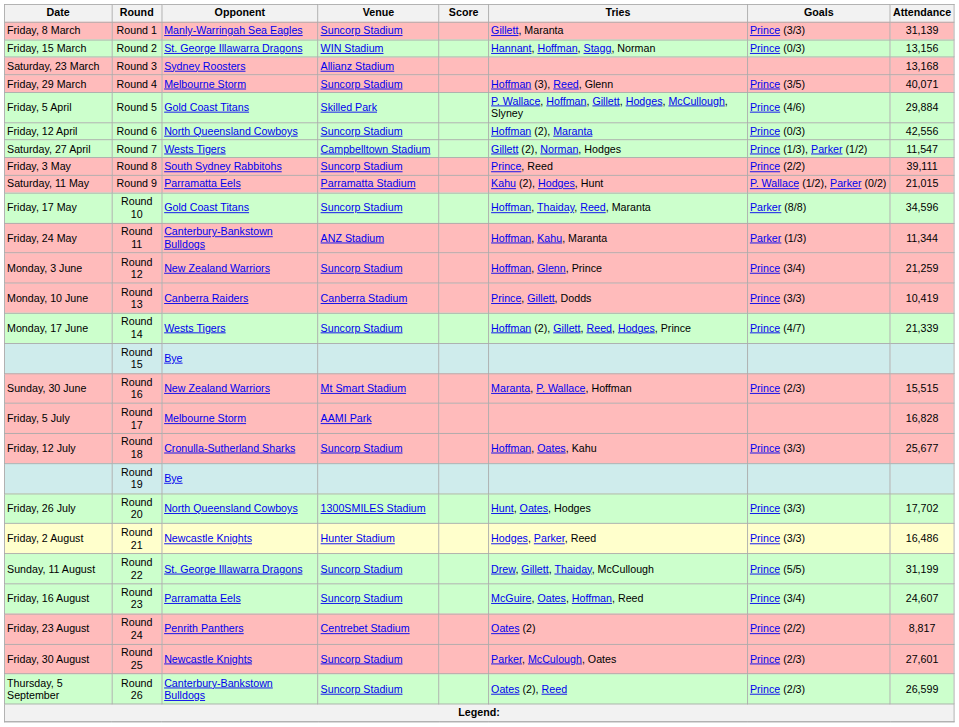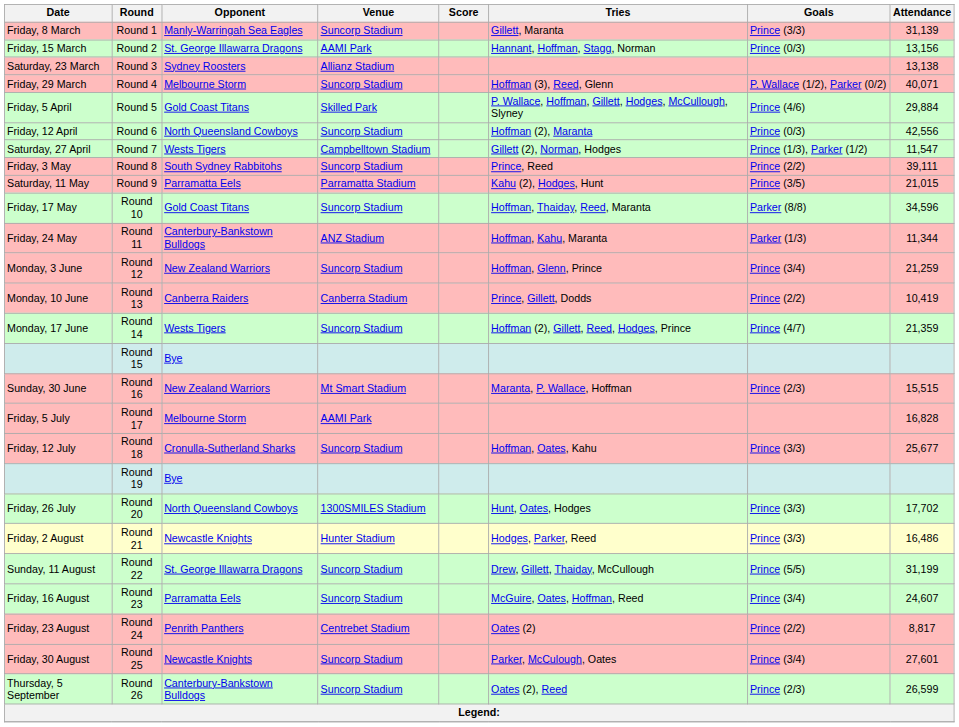(352, 48) WIN Stadium -> (346, 48) AAMI Park
(922, 66) 13,168 -> (922, 66) 13,138
(777, 84) Prince (3/5) -> (818, 84) P. Wallace (1/2), Parker (0/2)
(818, 184) P. Wallace (1/2), Parker (0/2) -> (777, 184) Prince (3/5)
(777, 298) Prince (3/3) -> (777, 298) Prince (2/2)
(922, 328) 21,339 -> (922, 328) 21,359
(777, 659) Prince (2/3) -> (777, 659) Prince (3/4)
